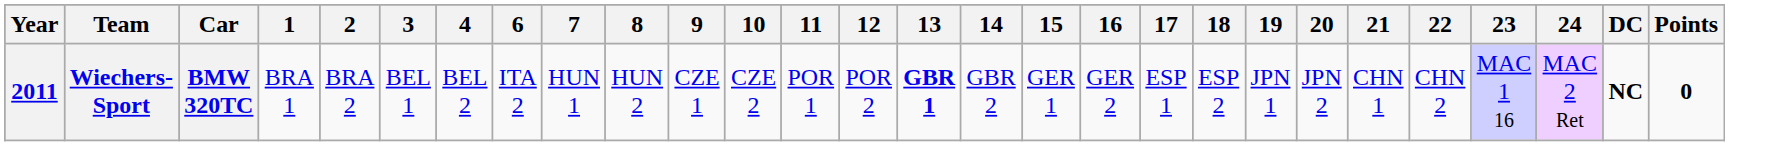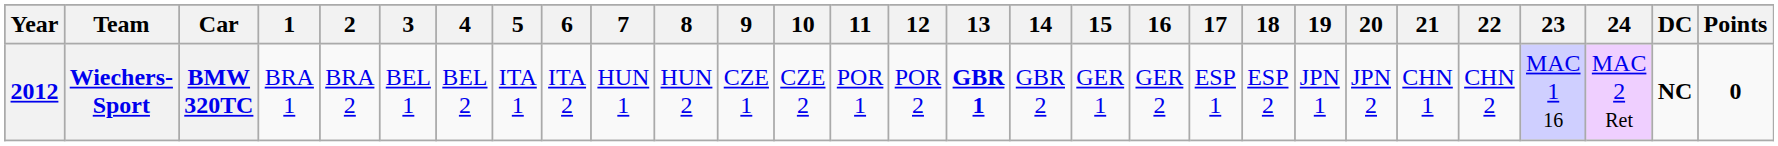+ column: (518, 23)
(34, 91) 2011 -> (34, 91) 2012
